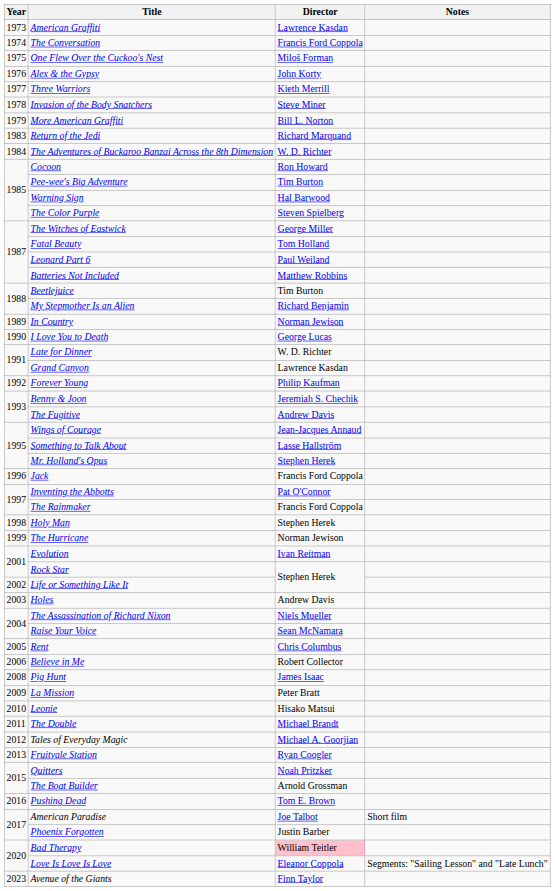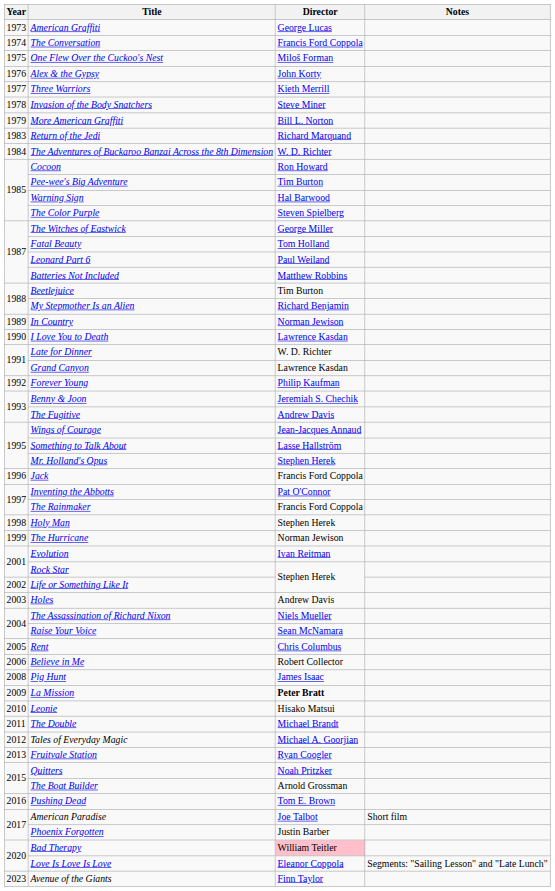(313, 27) Lawrence Kasdan -> (305, 27) George Lucas
(305, 337) George Lucas -> (313, 337) Lawrence Kasdan
(299, 693) normal -> (301, 693) bold
